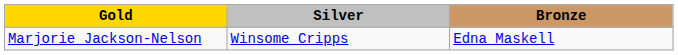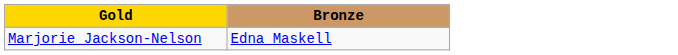- column: (339, 16)
